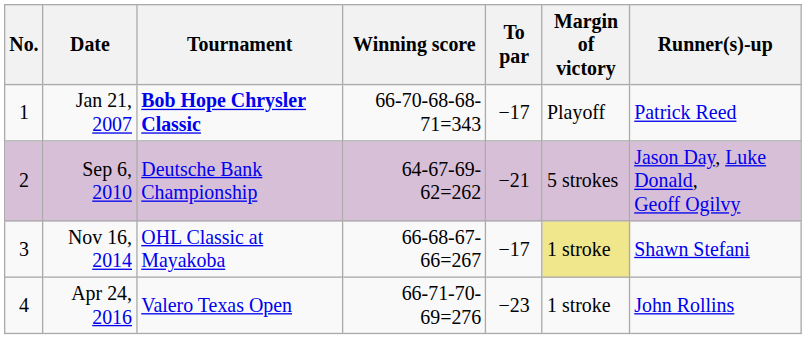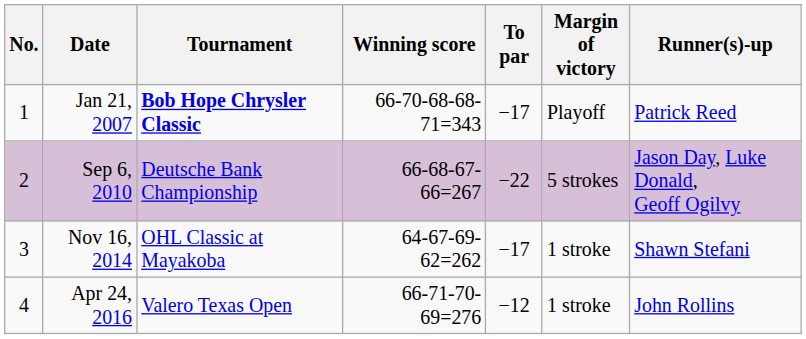(441, 181) 64-67-69-62=262 -> (441, 181) 66-68-67-66=267
(514, 181) −21 -> (514, 181) −22
(441, 249) 66-68-67-66=267 -> (441, 249) 64-67-69-62=262
(579, 249) khaki background -> (579, 249) no background
(514, 305) −23 -> (514, 305) −12
